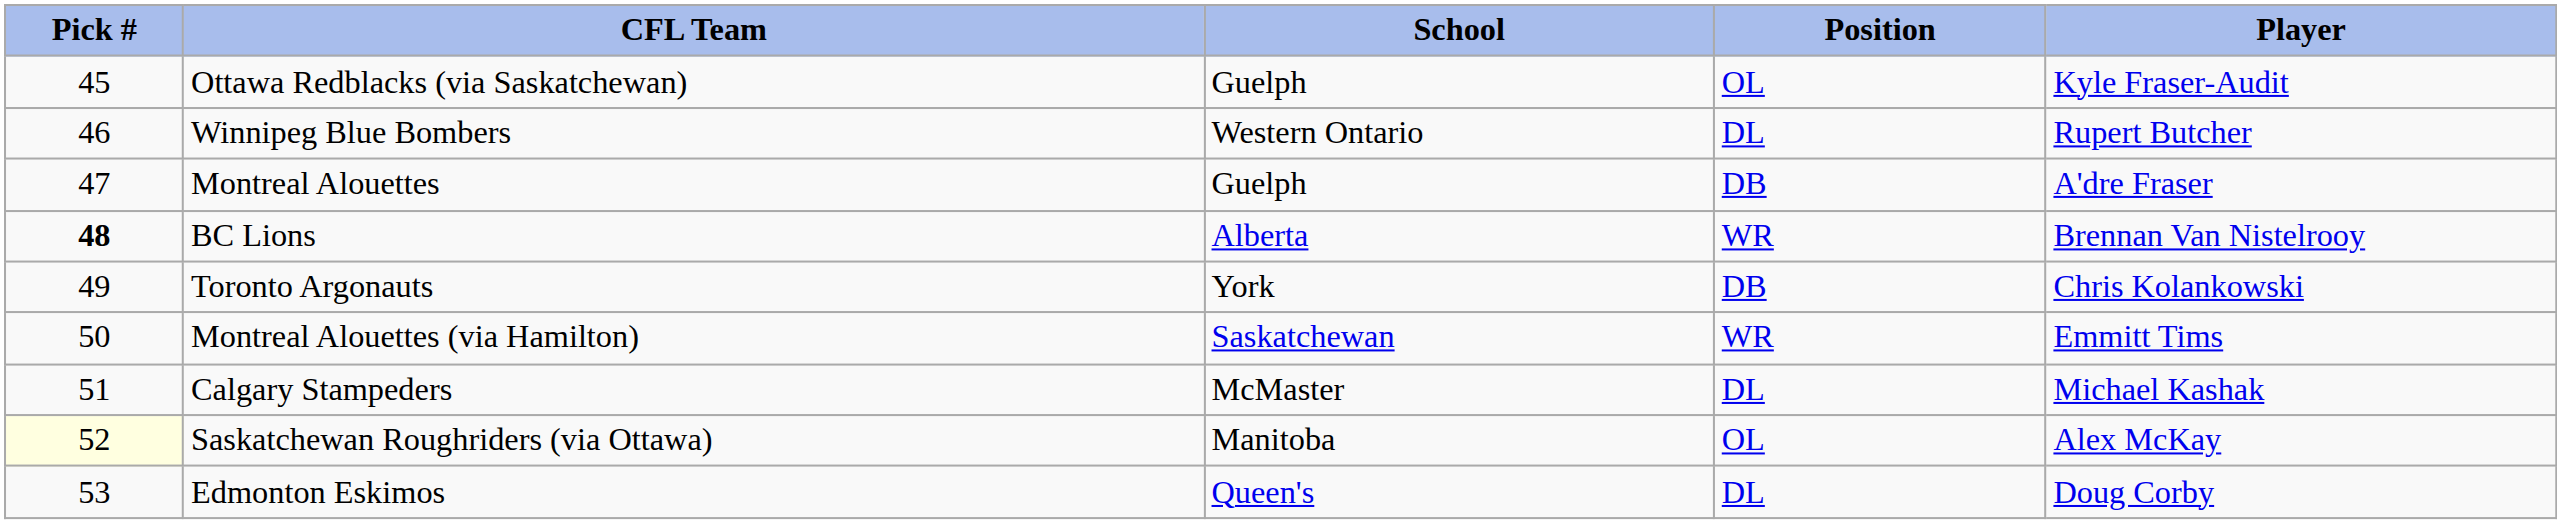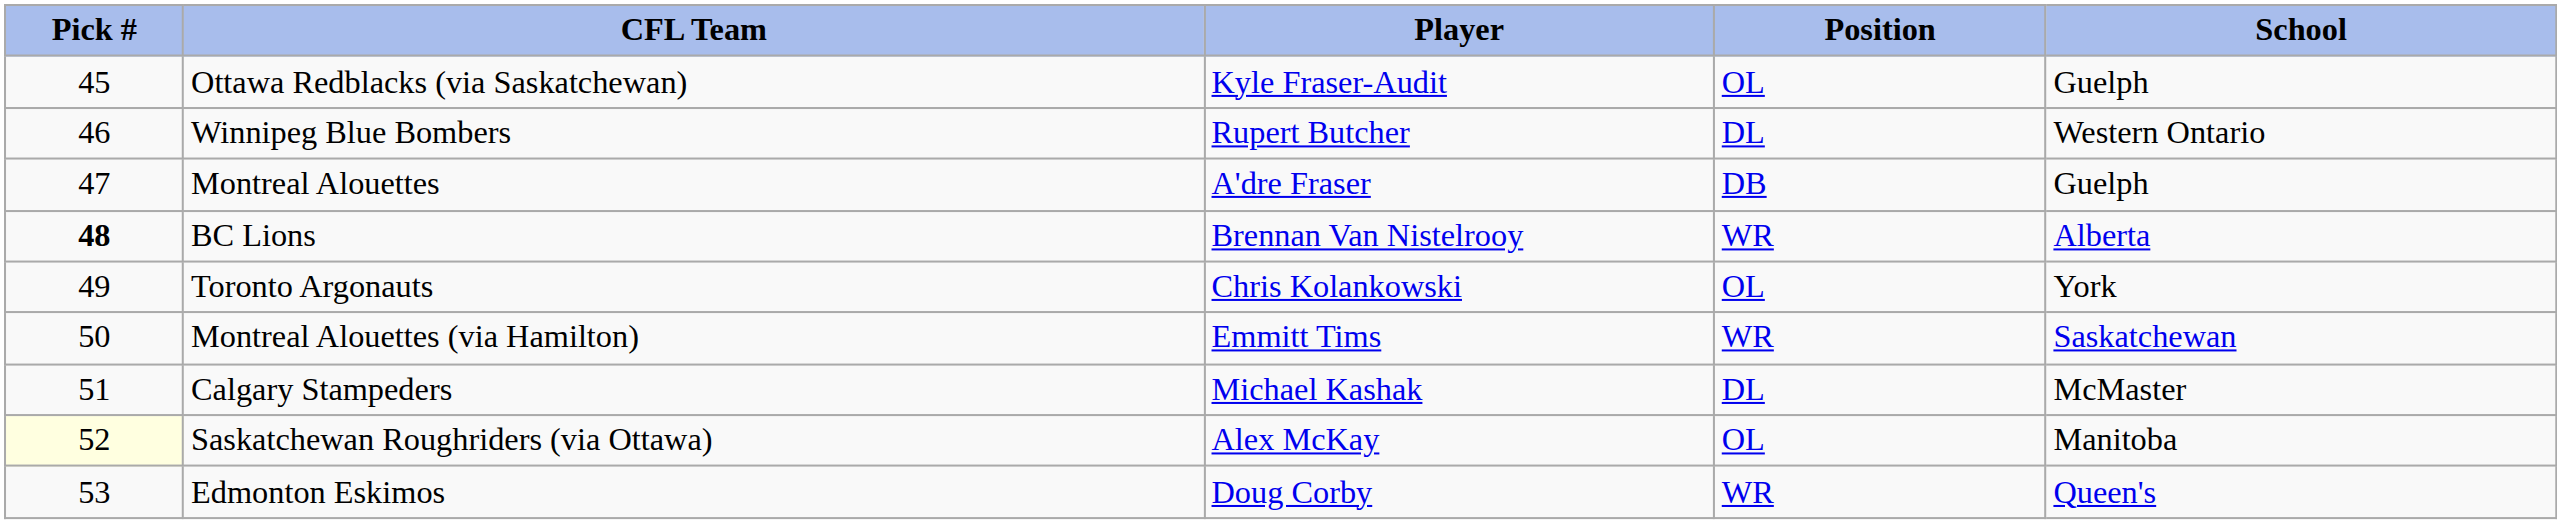columns swapped: (2301, 30) <-> (1459, 30)
(1744, 286) DB -> (1743, 286) OL
(1743, 491) DL -> (1748, 491) WR
